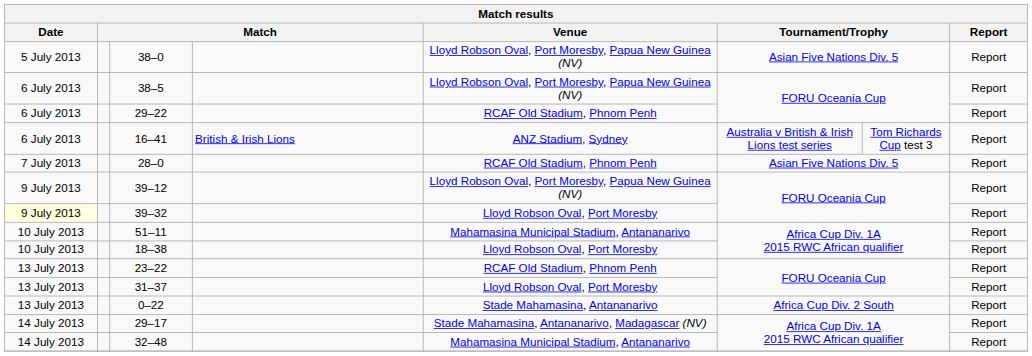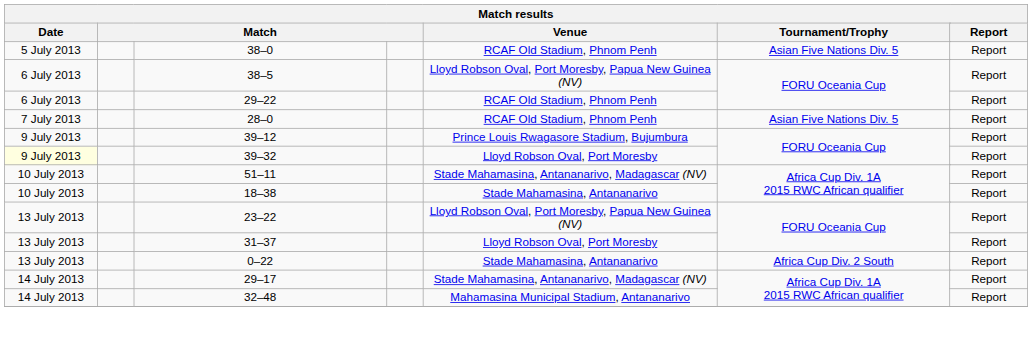(570, 57) Lloyd Robson Oval, Port Moresby, Papua New Guinea (NV) -> (570, 51) RCAF Old Stadium, Phnom Penh
- row: (151, 139)
(570, 188) Lloyd Robson Oval, Port Moresby, Papua New Guinea (NV) -> (570, 138) Prince Louis Rwagasore Stadium, Bujumbura
(570, 232) Mahamasina Municipal Stadium, Antananarivo -> (570, 174) Stade Mahamasina, Antananarivo, Madagascar (NV)
(570, 250) Lloyd Robson Oval, Port Moresby -> (570, 193) Stade Mahamasina, Antananarivo
(570, 269) RCAF Old Stadium, Phnom Penh -> (570, 218) Lloyd Robson Oval, Port Moresby, Papua New Guinea (NV)
